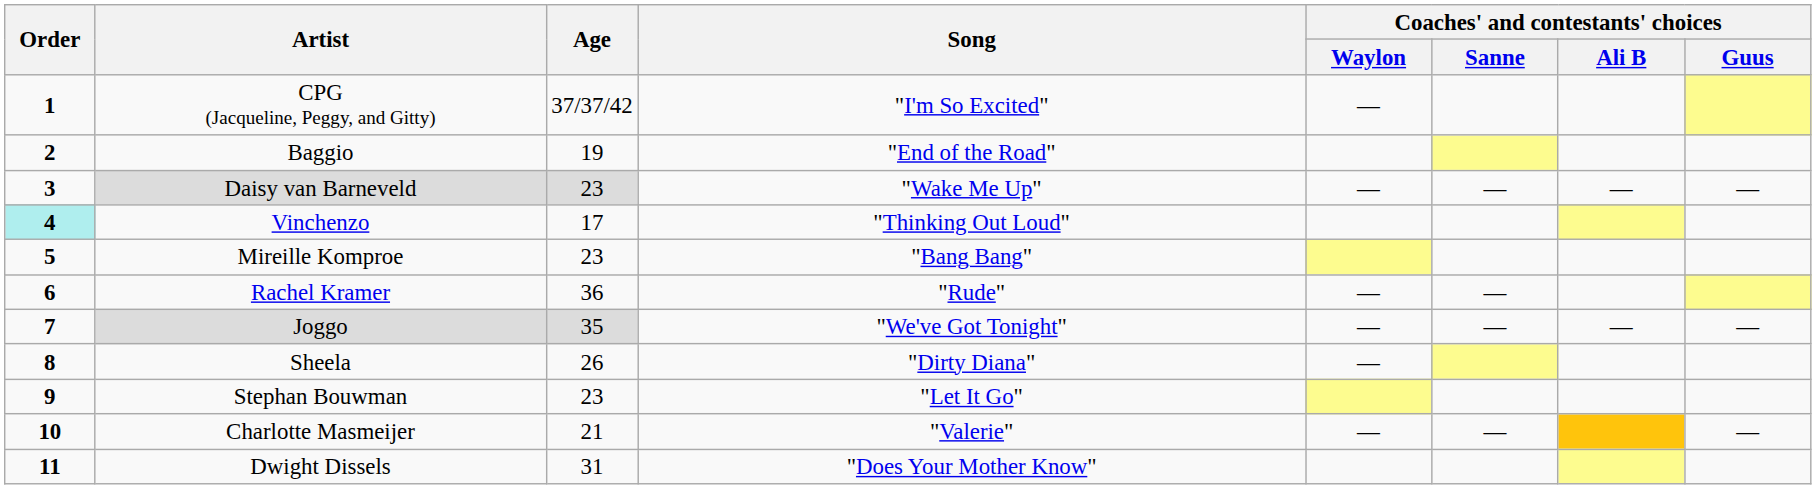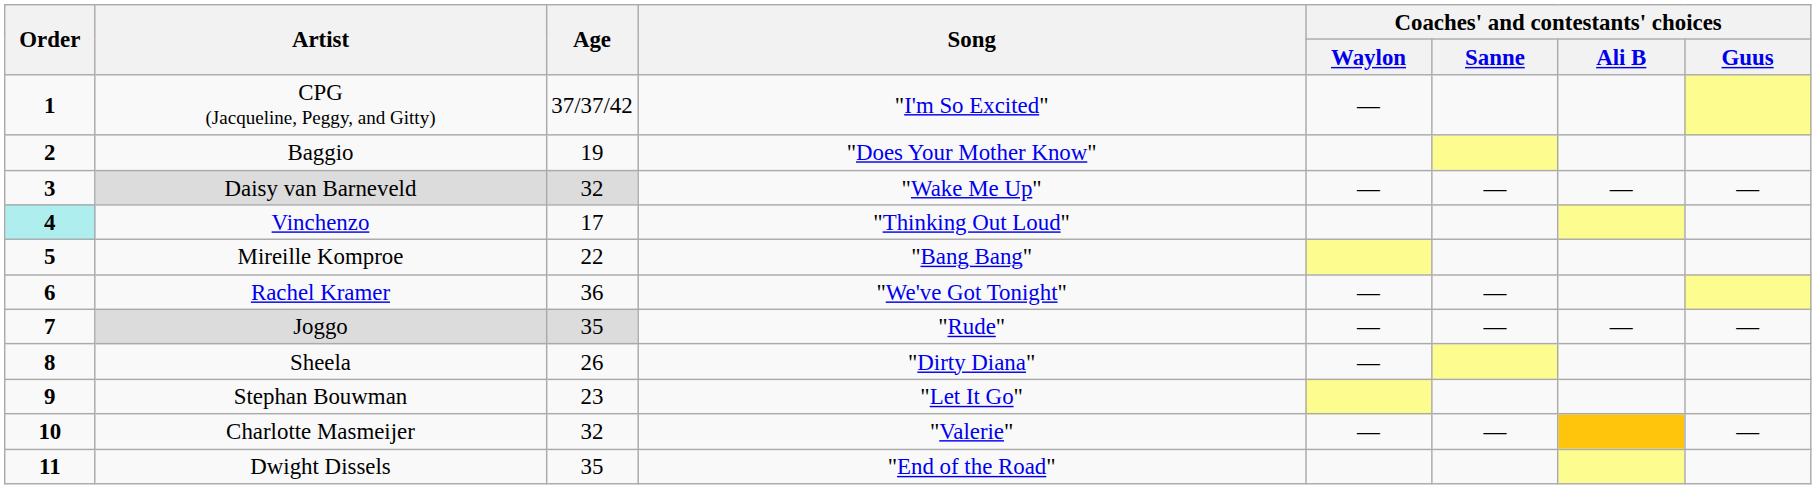(972, 152) "End of the Road" -> (972, 152) "Does Your Mother Know"
(592, 187) 23 -> (592, 187) 32
(592, 257) 23 -> (592, 257) 22
(972, 292) "Rude" -> (972, 292) "We've Got Tonight"
(972, 327) "We've Got Tonight" -> (972, 327) "Rude"
(592, 431) 21 -> (592, 431) 32
(592, 466) 31 -> (592, 466) 35
(972, 466) "Does Your Mother Know" -> (972, 466) "End of the Road"
